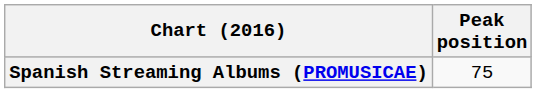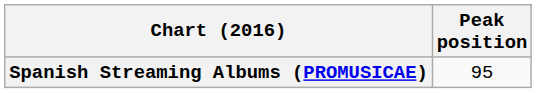(482, 73) 75 -> (482, 73) 95
